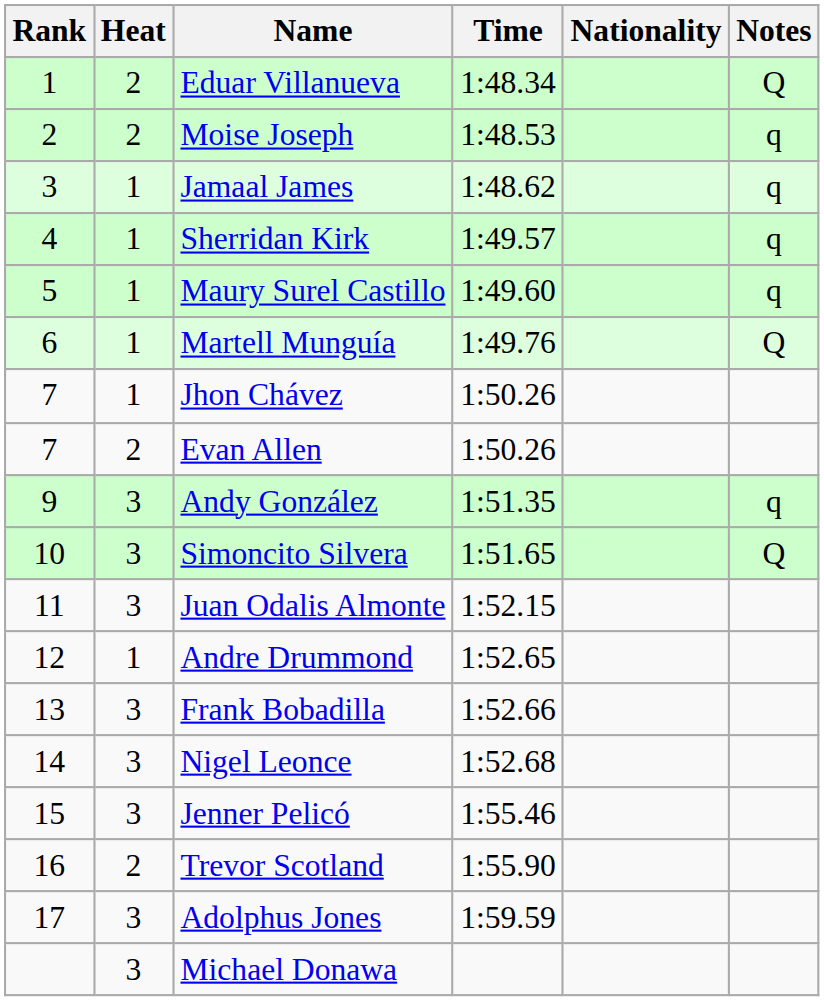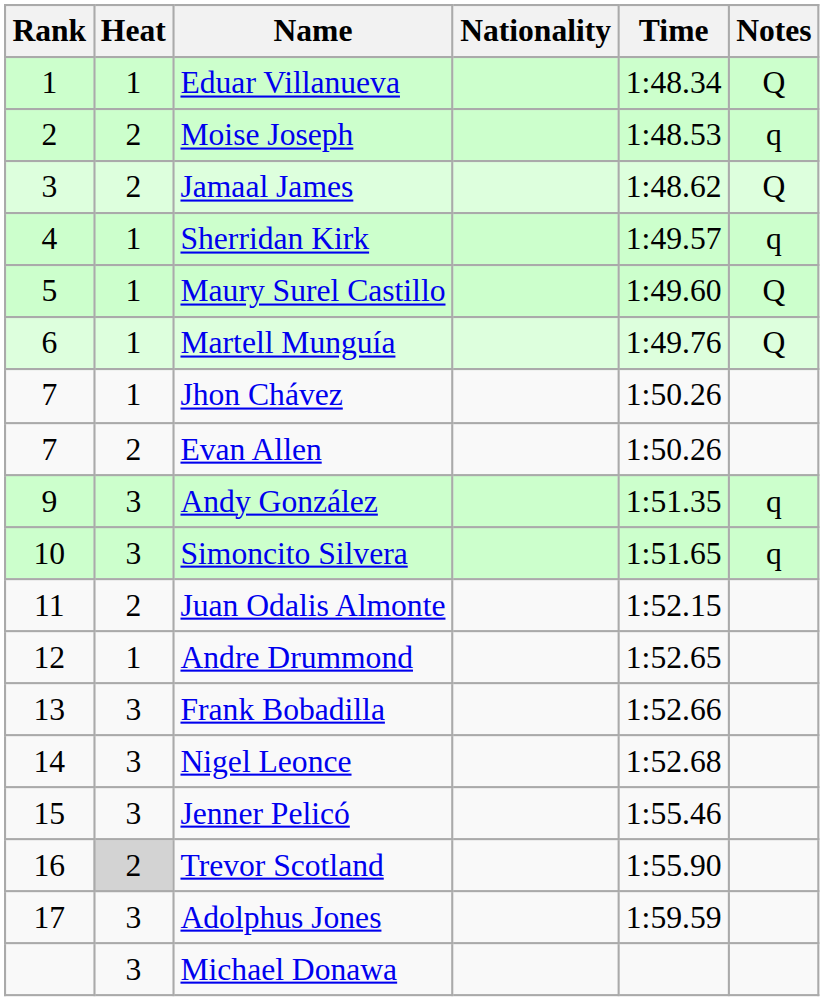columns swapped: (646, 30) <-> (508, 30)
(133, 82) 2 -> (133, 82) 1
(133, 187) 1 -> (133, 187) 2
(774, 187) q -> (774, 187) Q
(774, 291) q -> (774, 291) Q
(774, 552) Q -> (774, 552) q
(133, 604) 3 -> (133, 604) 2
(133, 864) no background -> (133, 864) lightgrey background
